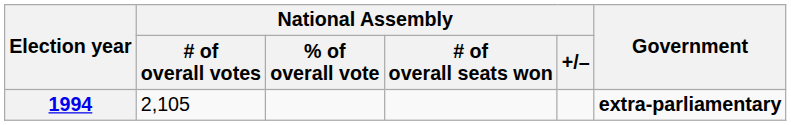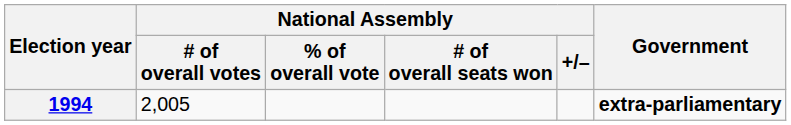(165, 104) 2,105 -> (165, 104) 2,005
